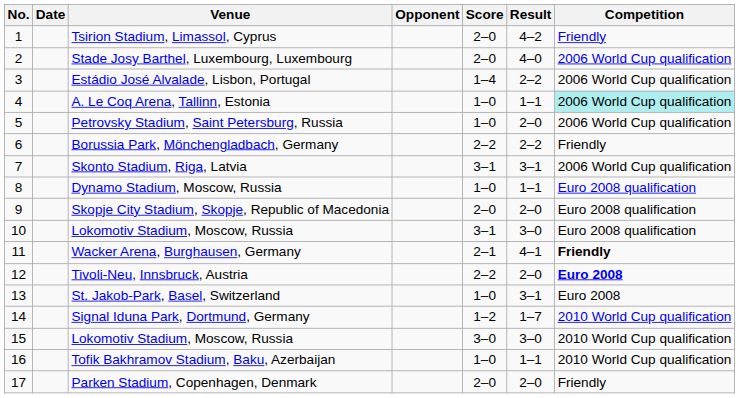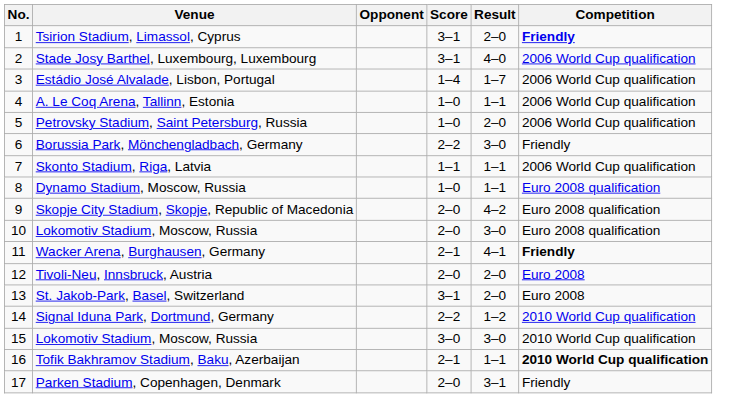- column: (50, 15)
(485, 36) 2–0 -> (449, 36) 3–1
(531, 36) 4–2 -> (495, 36) 2–0
(582, 36) normal -> (548, 36) bold
(485, 58) 2–0 -> (449, 58) 3–1
(531, 79) 2–2 -> (495, 79) 1–7
(644, 101) paleturquoise background -> (609, 101) no background
(531, 144) 2–2 -> (495, 144) 3–0
(485, 166) 3–1 -> (449, 166) 1–1
(531, 166) 3–1 -> (495, 166) 1–1
(531, 209) 2–0 -> (495, 209) 4–2
(485, 230) 3–1 -> (449, 230) 2–0
(485, 274) 2–2 -> (449, 274) 2–0
(590, 274) bold -> (553, 274) normal
(485, 295) 1–0 -> (449, 295) 3–1
(531, 295) 3–1 -> (495, 295) 2–0
(485, 317) 1–2 -> (449, 317) 2–2
(531, 317) 1–7 -> (495, 317) 1–2
(485, 360) 1–0 -> (449, 360) 2–1
(644, 360) normal -> (615, 360) bold
(531, 381) 2–0 -> (495, 381) 3–1
